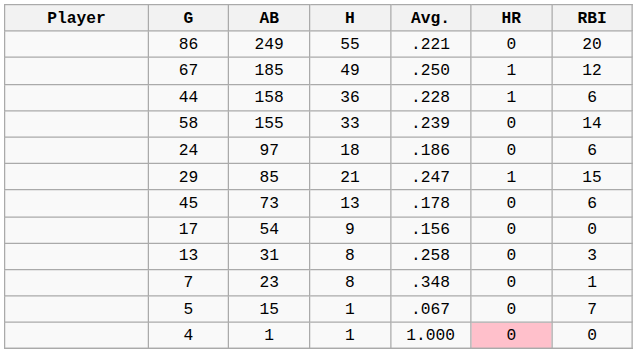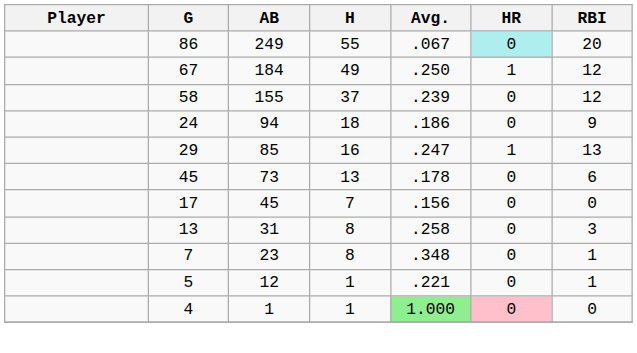(431, 44) .221 -> (431, 44) .067
(511, 44) no background -> (511, 44) paleturquoise background
(269, 71) 185 -> (269, 71) 184
- row: (188, 97)
(350, 124) 33 -> (350, 97) 37
(592, 124) 14 -> (592, 97) 12
(269, 150) 97 -> (269, 124) 94
(592, 150) 6 -> (592, 124) 9
(350, 177) 21 -> (350, 150) 16
(592, 177) 15 -> (592, 150) 13
(269, 230) 54 -> (269, 203) 45
(350, 230) 9 -> (350, 203) 7
(269, 309) 15 -> (269, 283) 12
(431, 309) .067 -> (431, 283) .221
(592, 309) 7 -> (592, 283) 1
(431, 336) no background -> (431, 309) lightgreen background
